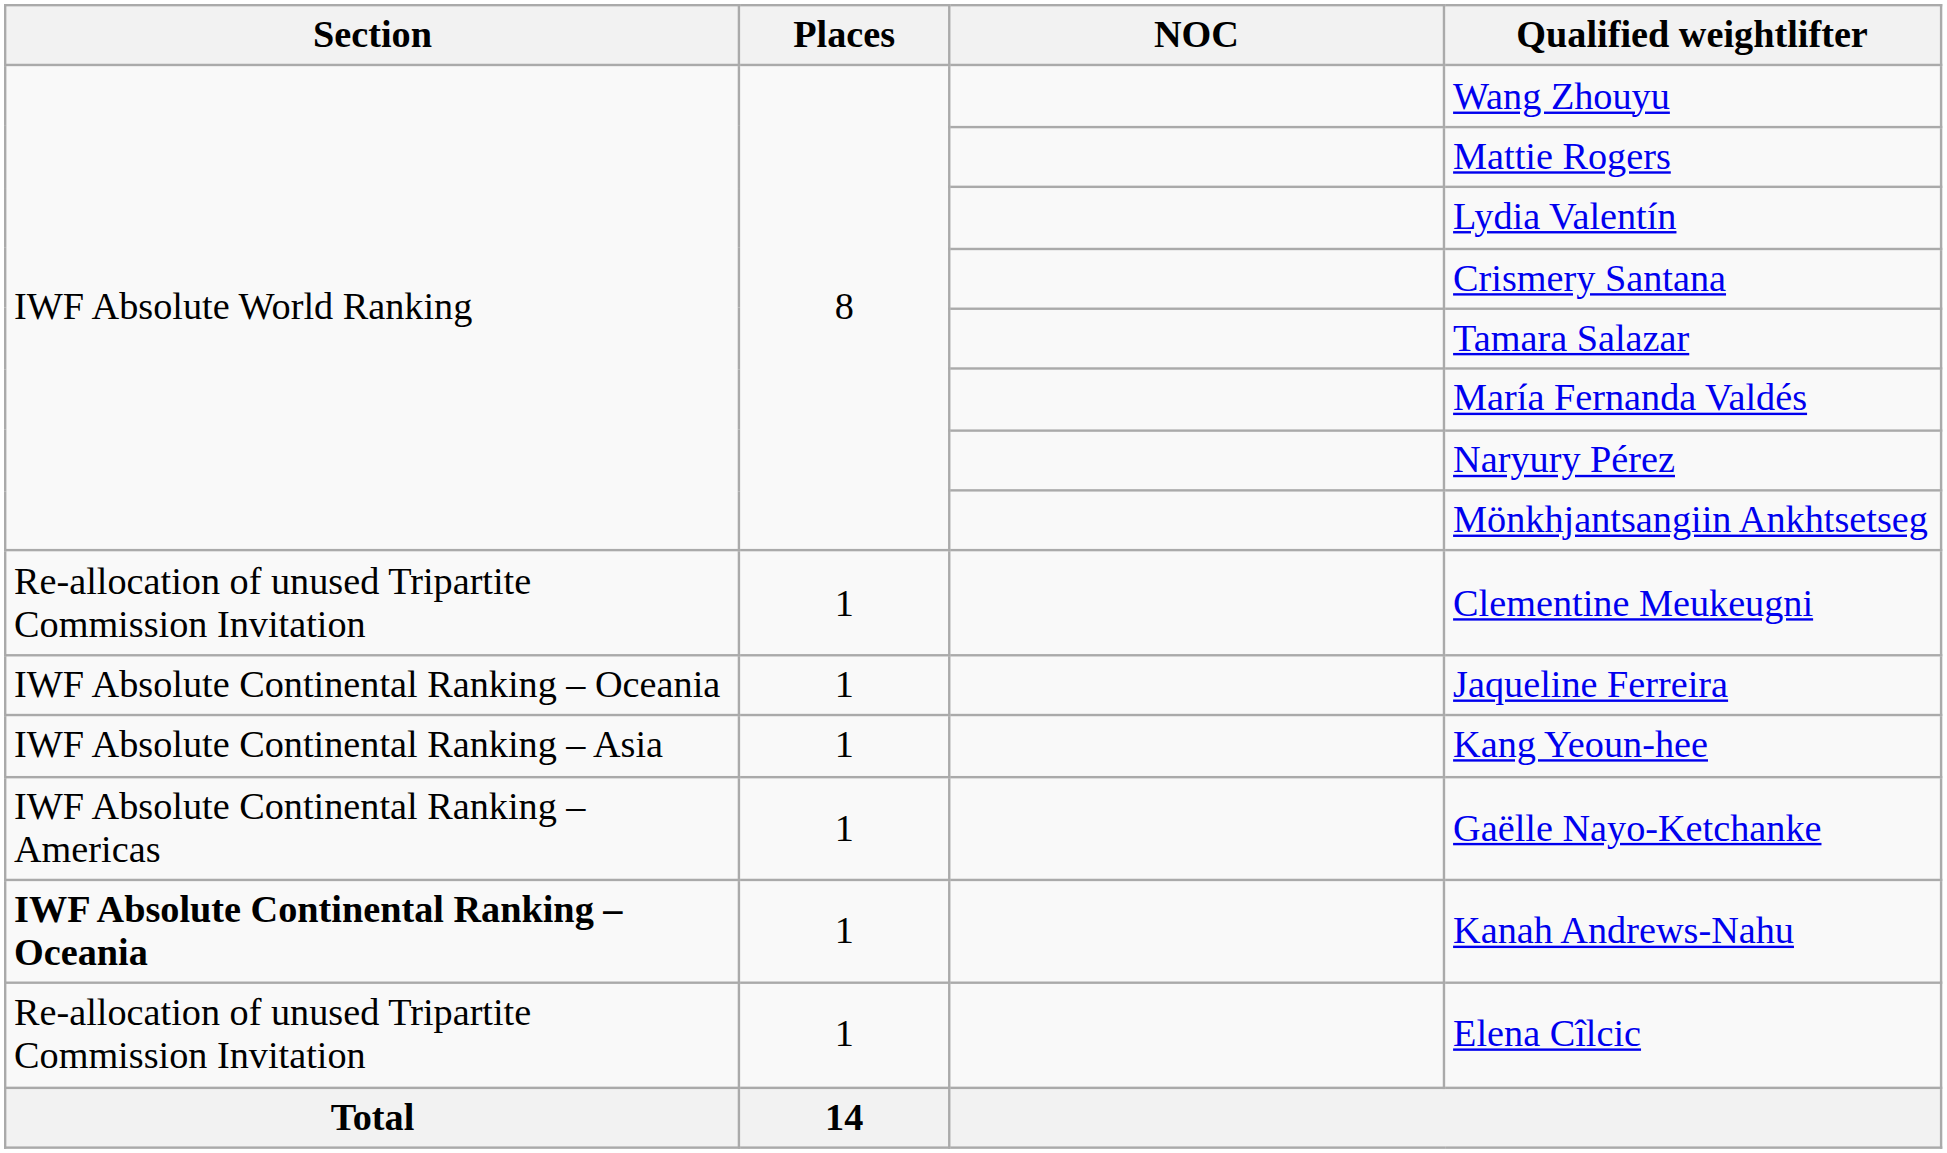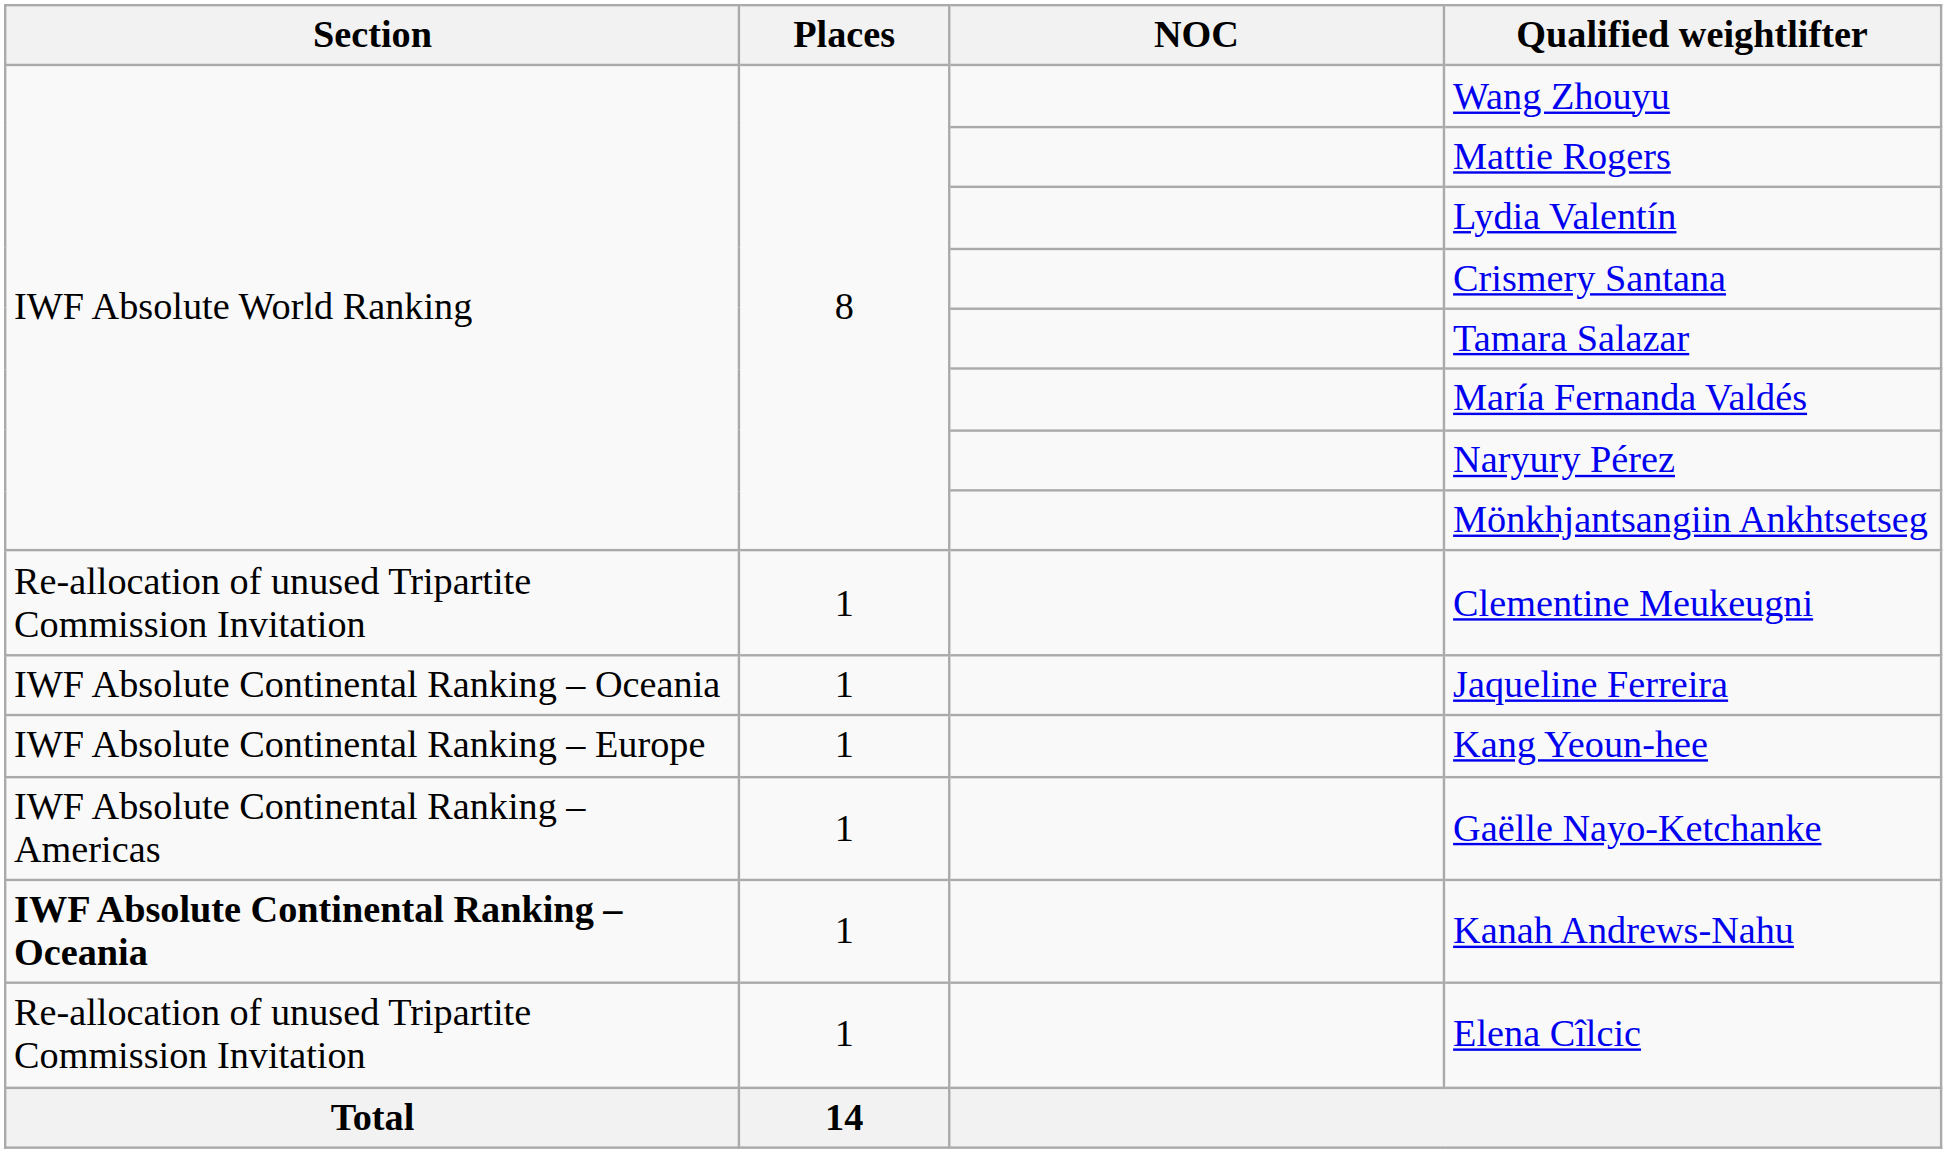(339, 744) IWF Absolute Continental Ranking – Asia -> (360, 744) IWF Absolute Continental Ranking – Europe
